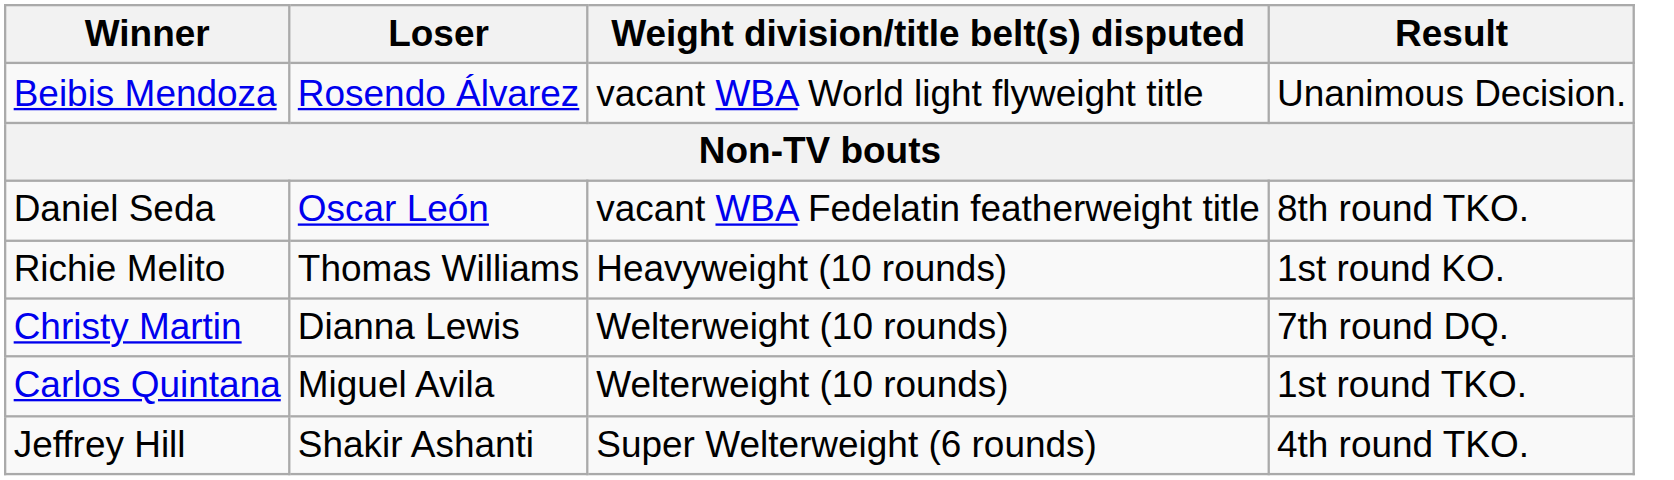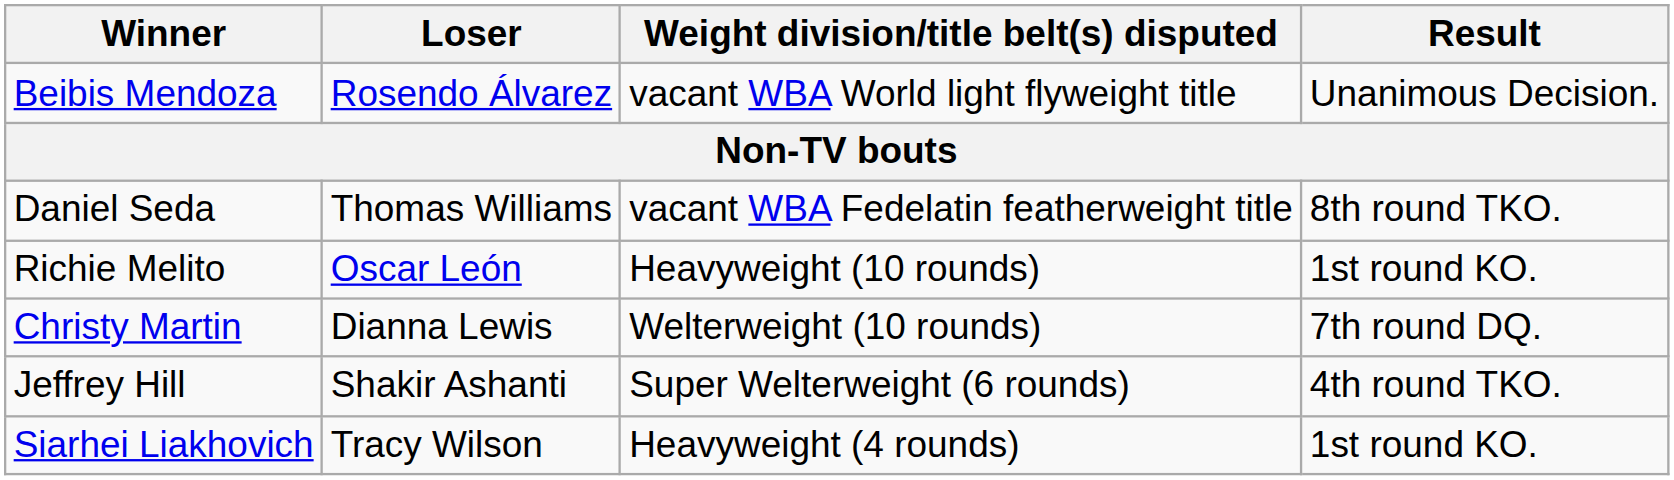(393, 209) Oscar León -> (471, 209) Thomas Williams
(438, 268) Thomas Williams -> (426, 268) Oscar León
- row: (147, 385)
+ row: (164, 444)
